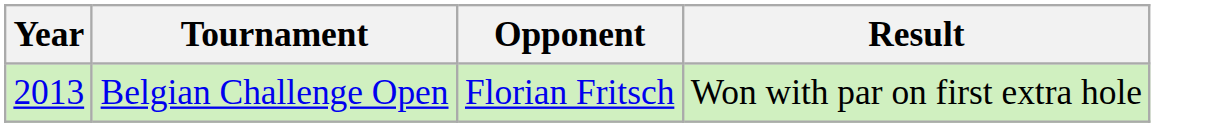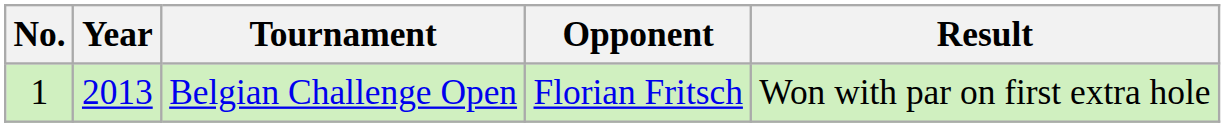+ column: (39, 33)
